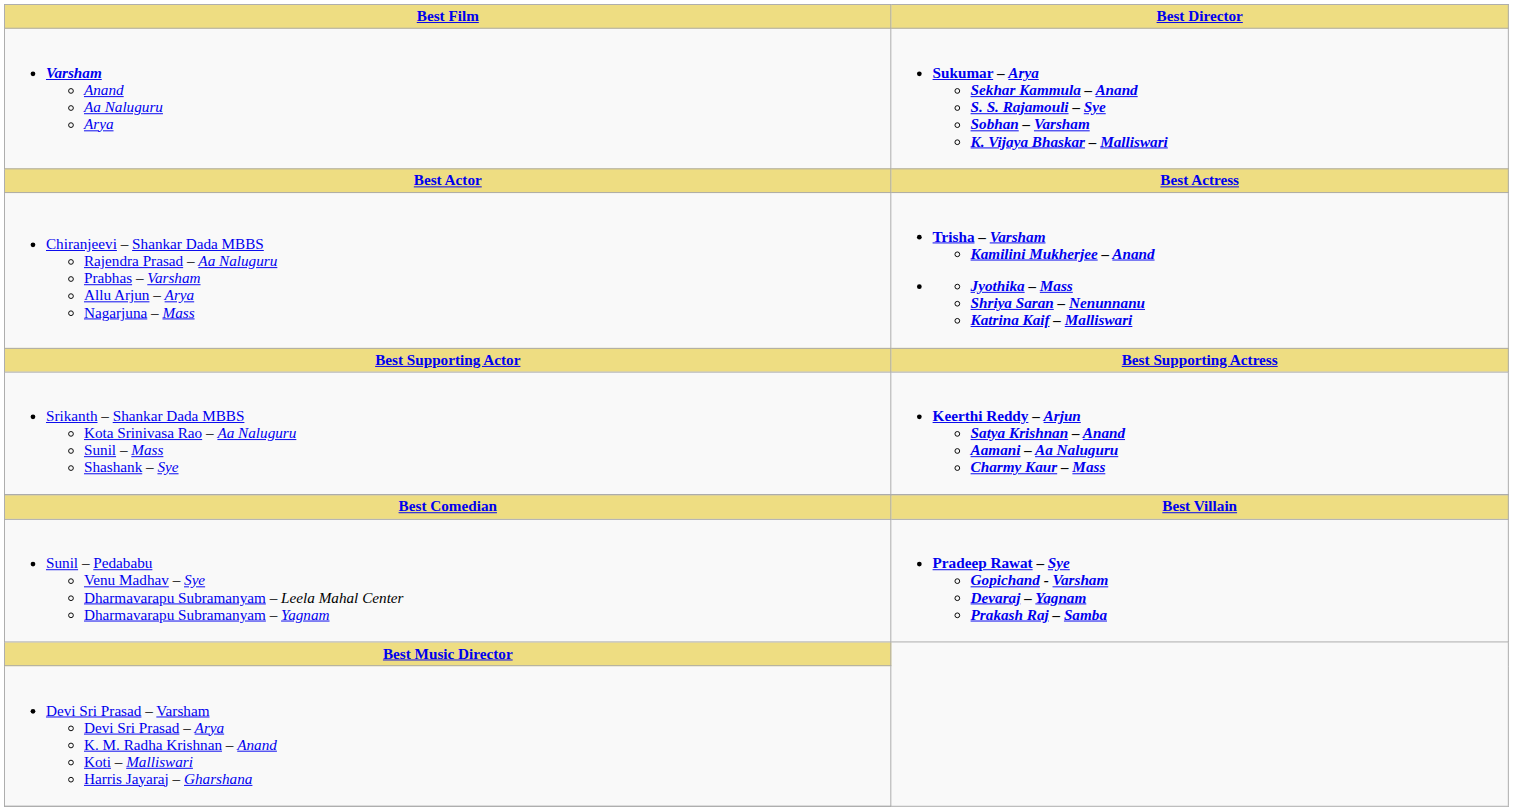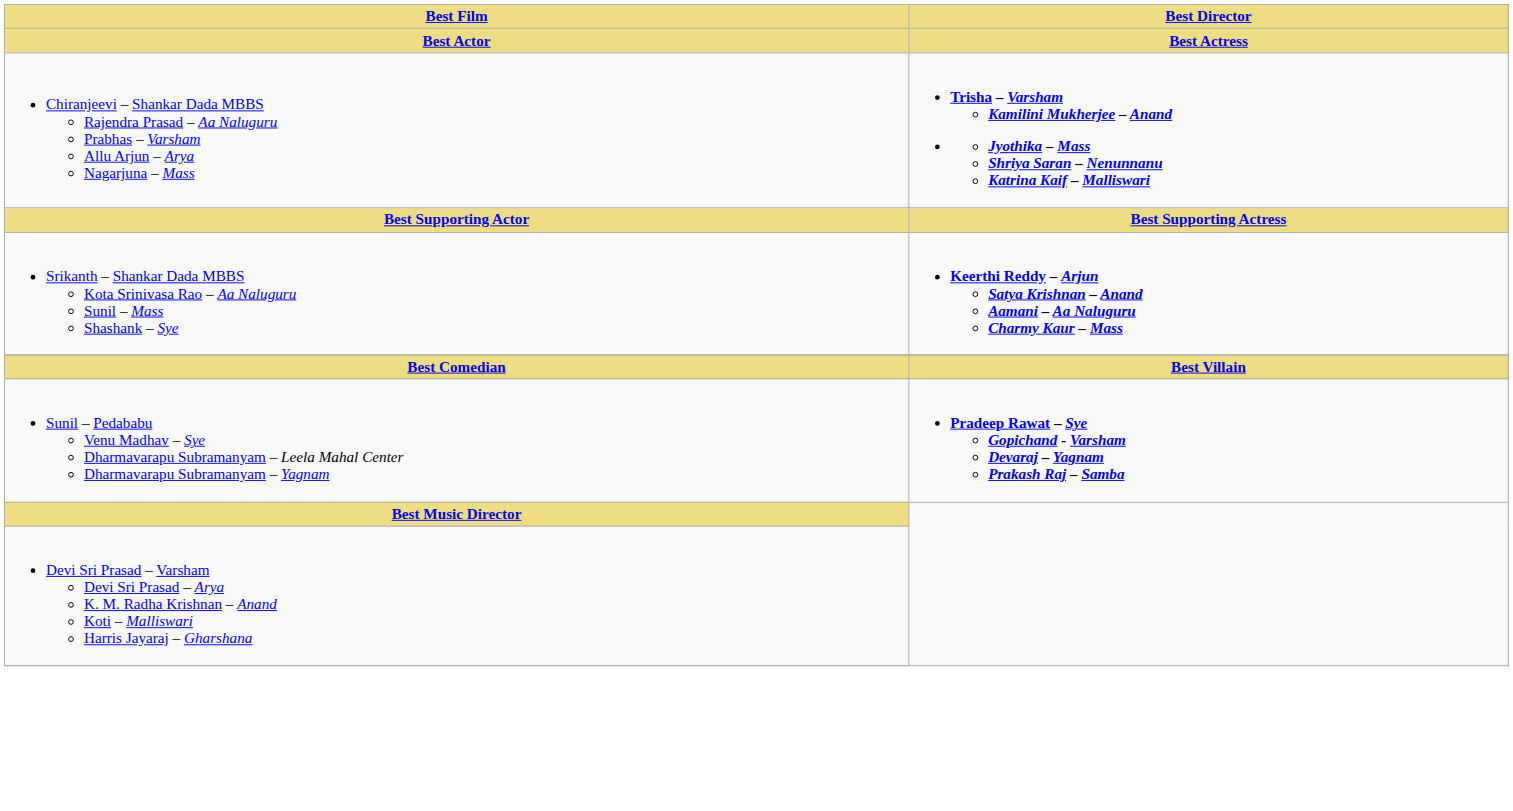- row: (448, 99)
